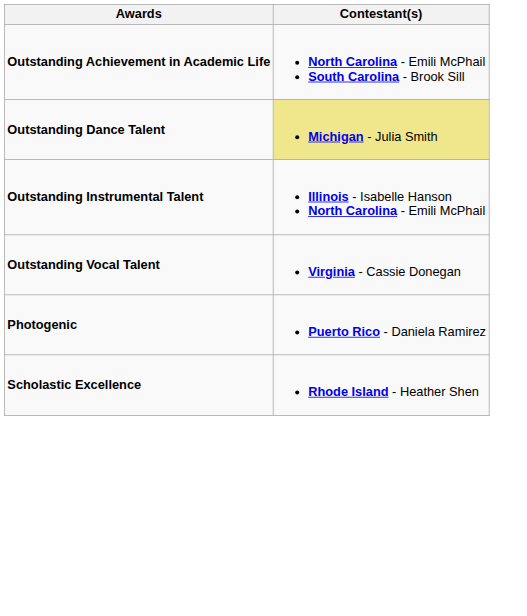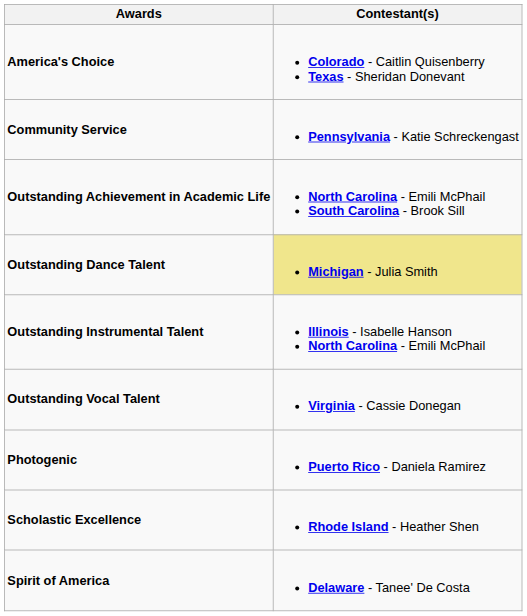+ row: (61, 62)
+ row: (67, 129)
+ row: (58, 580)
